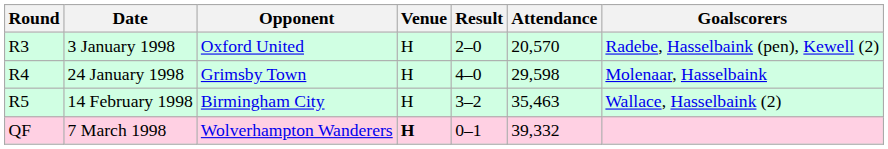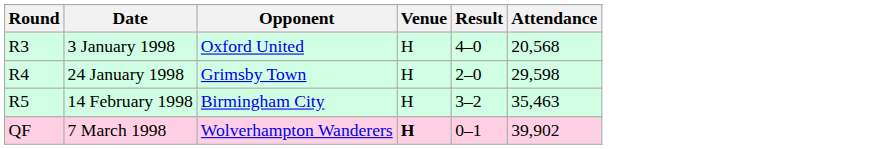- column: (742, 18)
(468, 46) 2–0 -> (468, 46) 4–0
(535, 46) 20,570 -> (535, 46) 20,568
(468, 74) 4–0 -> (468, 74) 2–0
(535, 130) 39,332 -> (535, 130) 39,902
